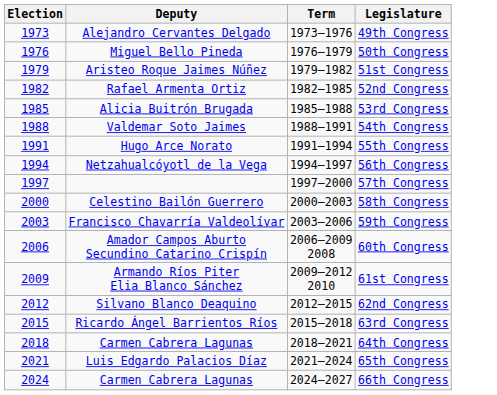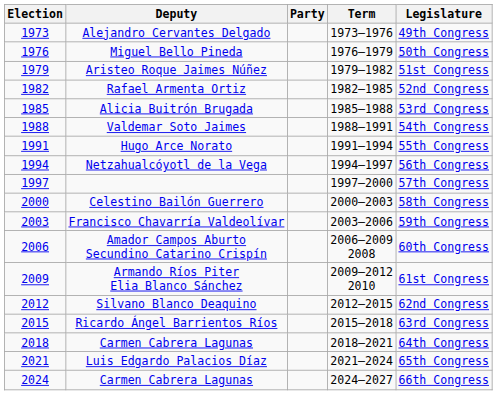+ column: (307, 14)
